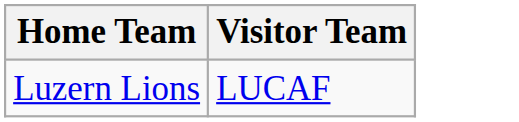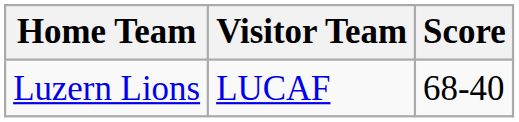+ column: (464, 32)
